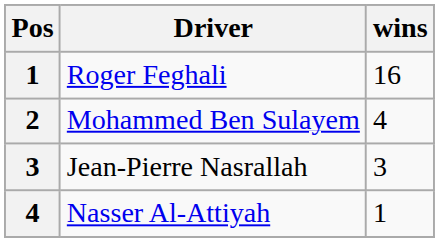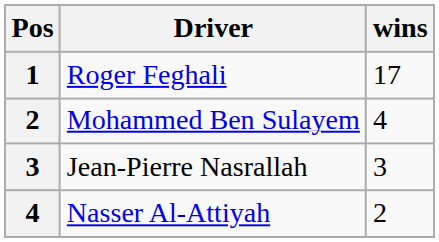(387, 74) 16 -> (387, 74) 17
(380, 213) 1 -> (380, 213) 2
